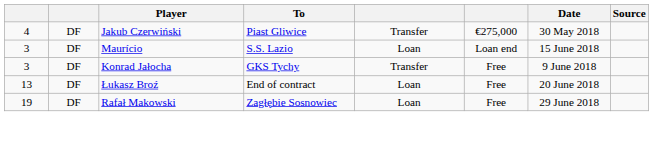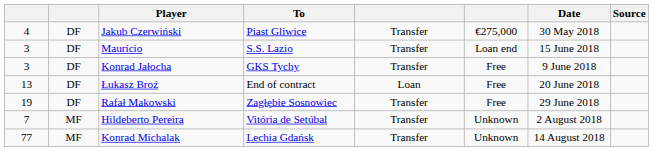(409, 48) Loan -> (409, 48) Transfer
(409, 102) Loan -> (409, 102) Transfer
+ row: (142, 119)
+ row: (141, 137)
